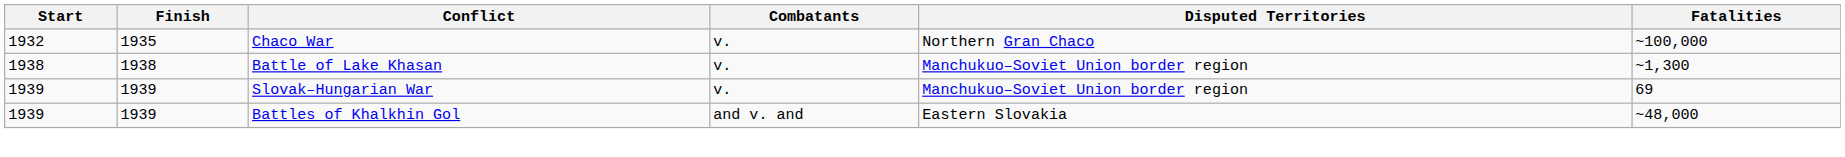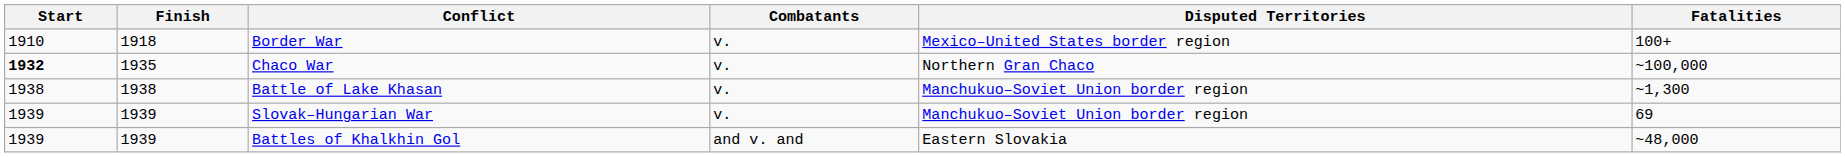+ row: (297, 41)
(26, 41) normal -> (26, 66) bold
